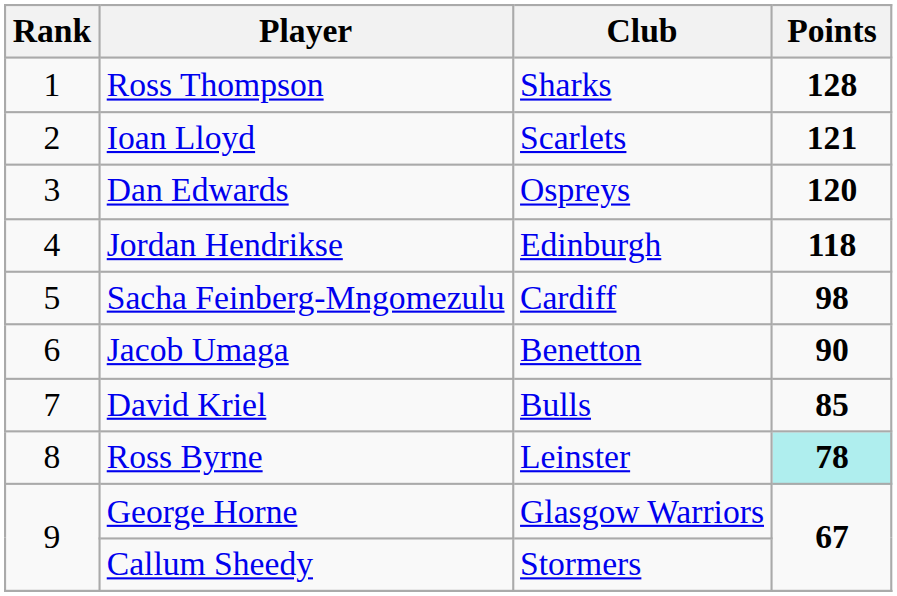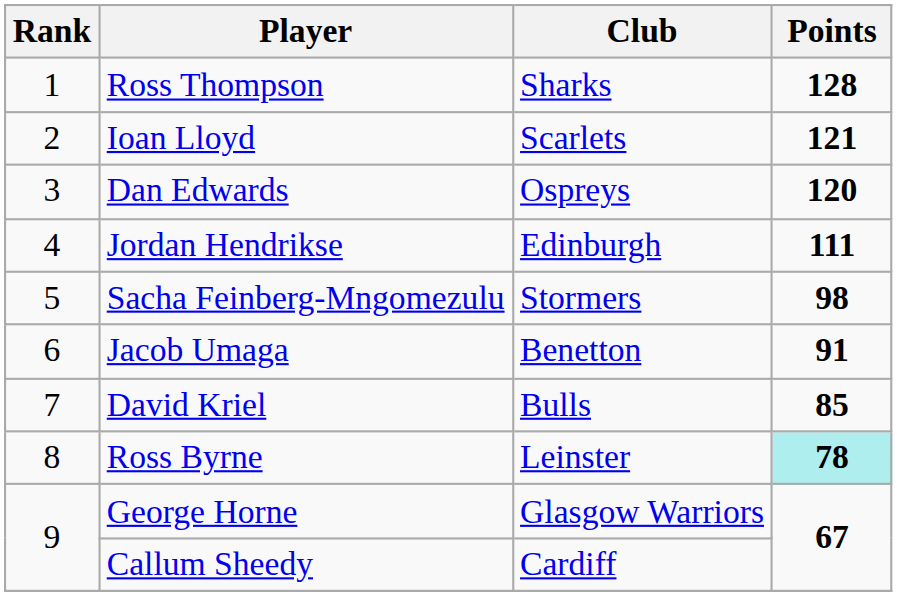(832, 244) 118 -> (832, 244) 111
(568, 297) Cardiff -> (581, 297) Stormers
(832, 350) 90 -> (832, 350) 91
(581, 564) Stormers -> (568, 564) Cardiff
